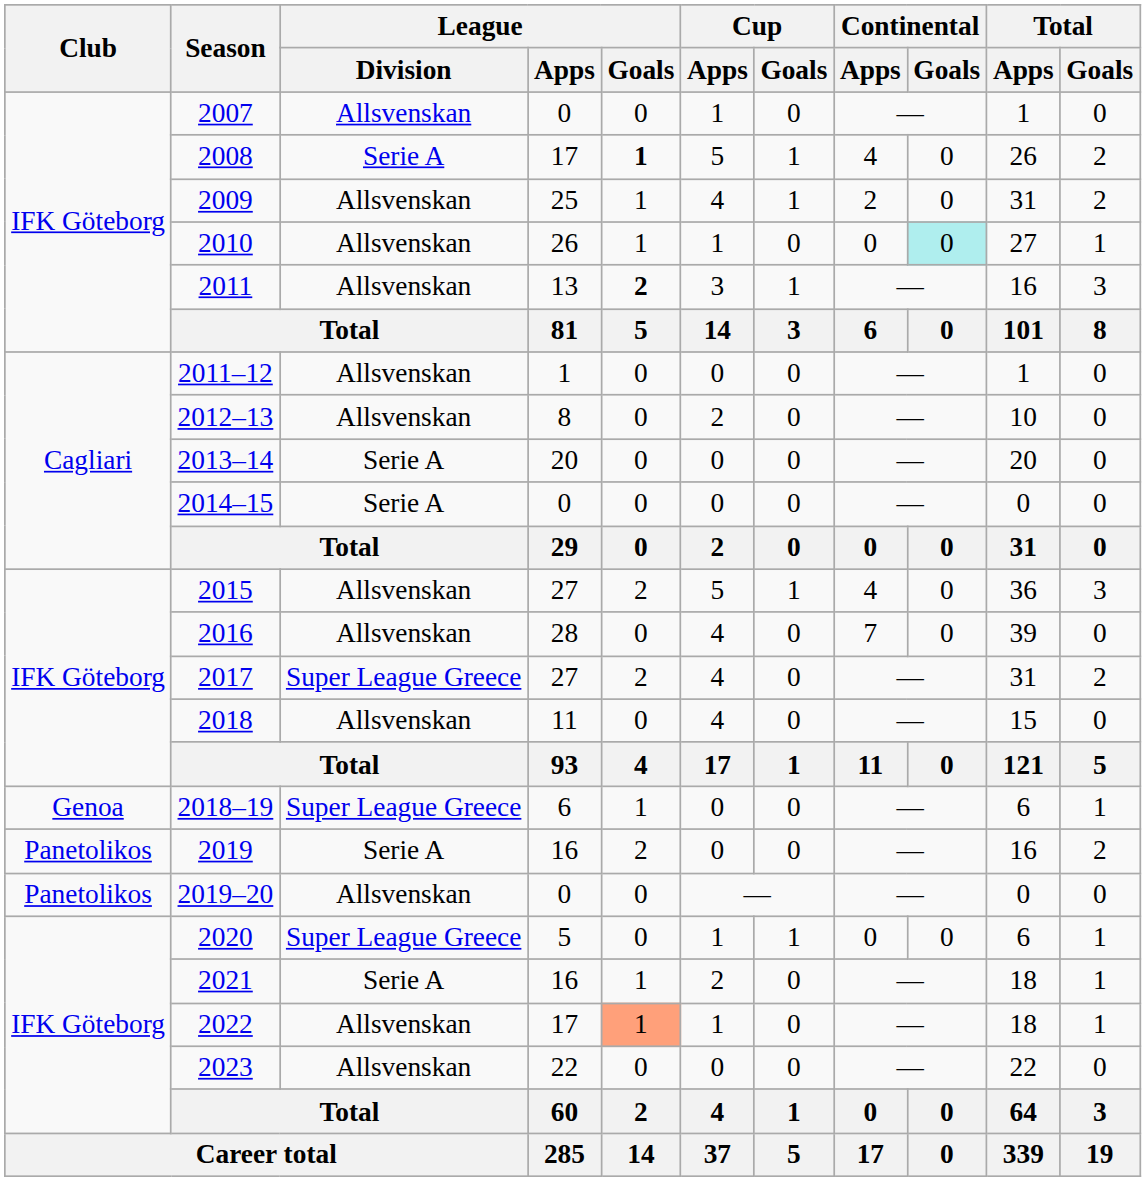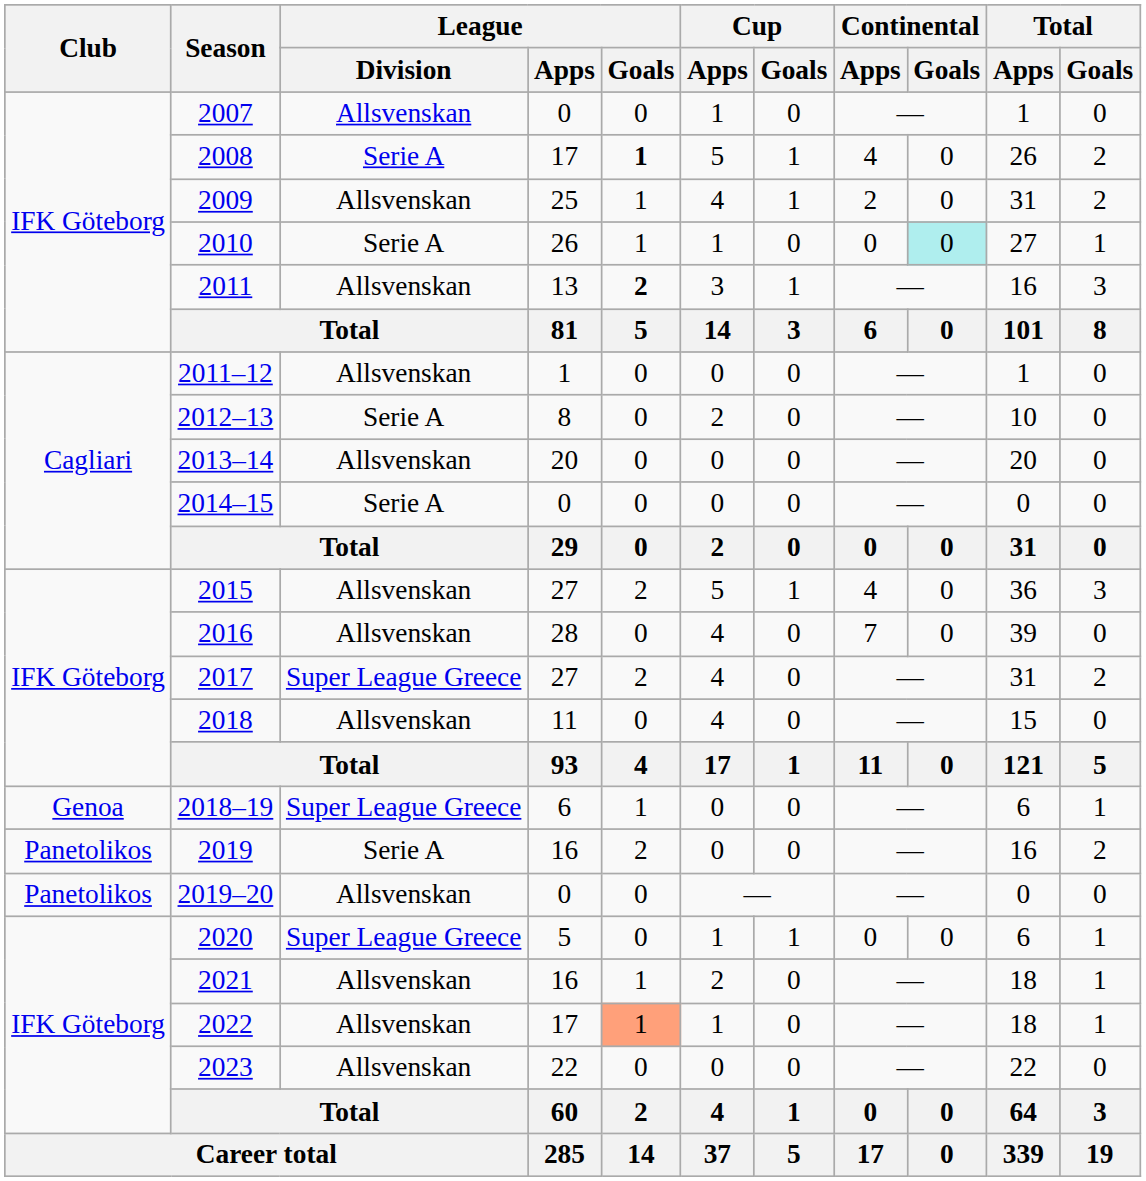(404, 243) Allsvenskan -> (404, 243) Serie A
(404, 416) Allsvenskan -> (404, 416) Serie A
(404, 460) Serie A -> (404, 460) Allsvenskan
(404, 980) Serie A -> (404, 980) Allsvenskan
